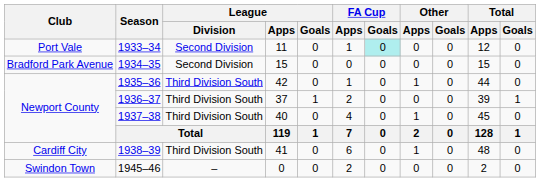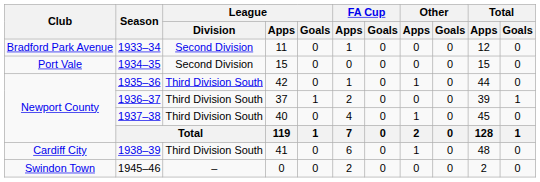(60, 47) Port Vale -> (60, 47) Bradford Park Avenue
(383, 47) paleturquoise background -> (383, 47) no background
(60, 64) Bradford Park Avenue -> (60, 64) Port Vale
